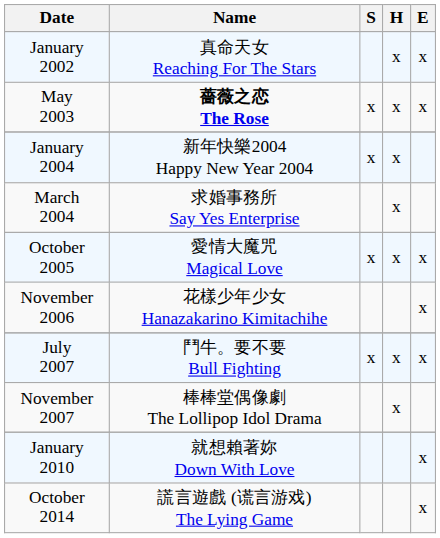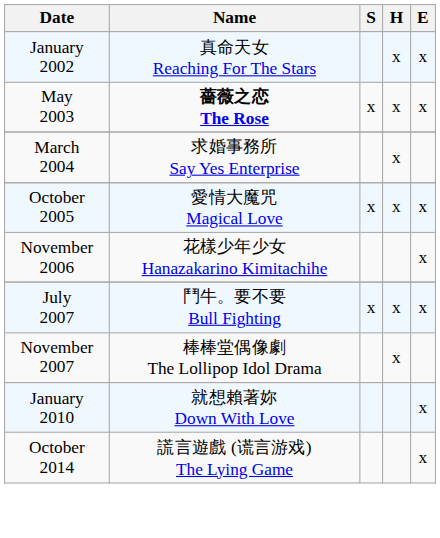- row: (57, 157)
